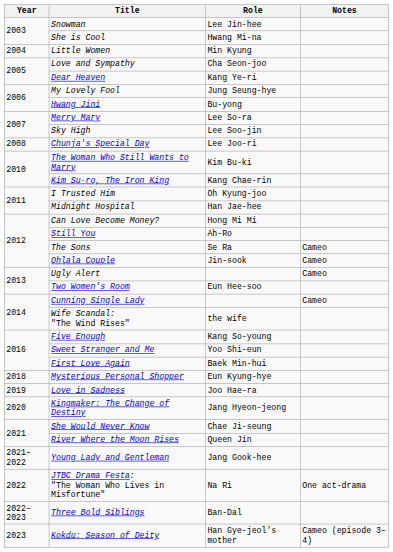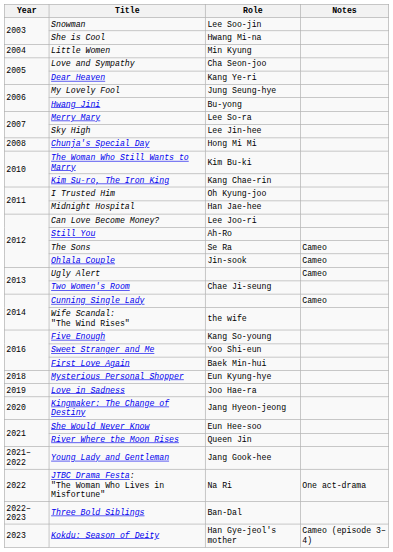(234, 24) Lee Jin-hee -> (234, 24) Lee Soo-jin
(234, 131) Lee Soo-jin -> (234, 131) Lee Jin-hee
(232, 144) Lee Joo-ri -> (232, 144) Hong Mi Mi
(232, 221) Hong Mi Mi -> (232, 221) Lee Joo-ri
(234, 287) Eun Hee-soo -> (239, 287) Chae Ji-seung
(239, 426) Chae Ji-seung -> (234, 426) Eun Hee-soo
